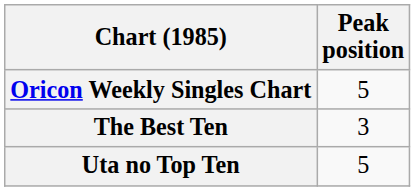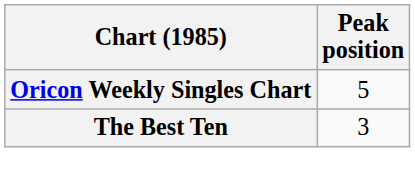- row: (161, 165)
